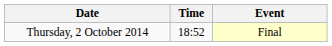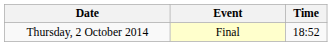columns swapped: (191, 13) <-> (270, 13)
